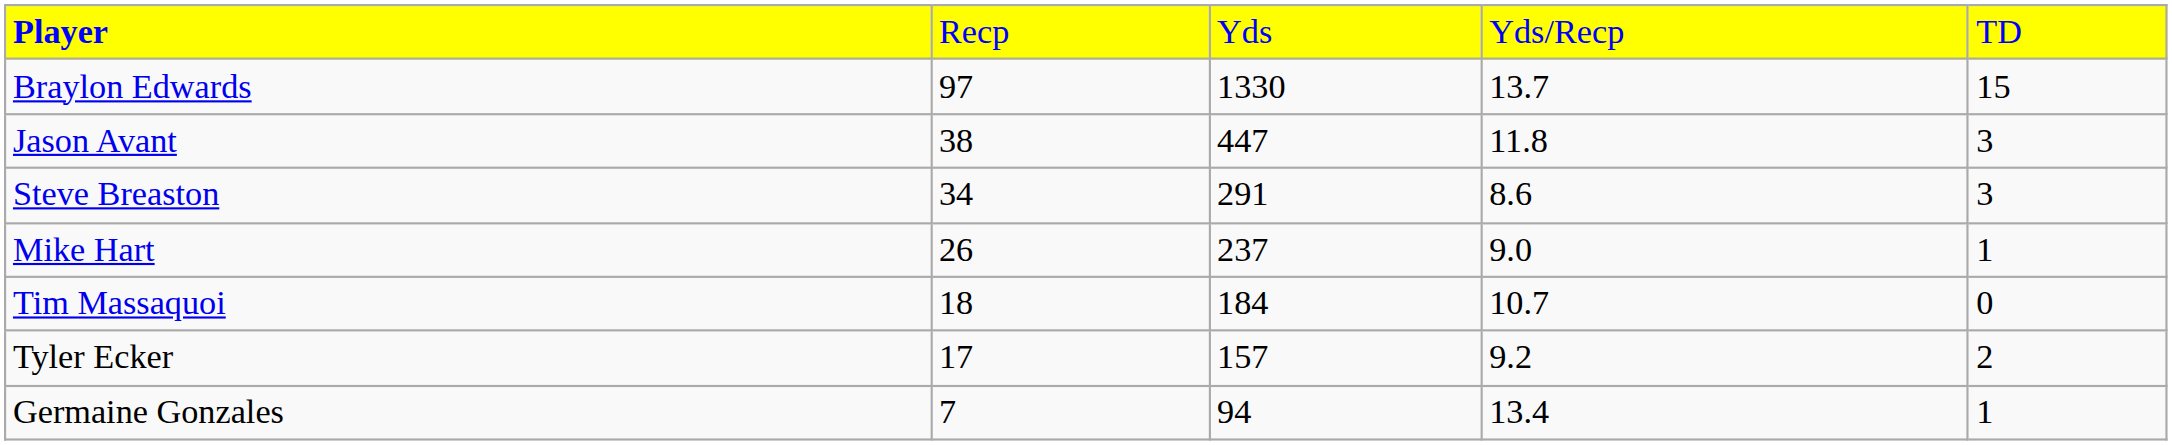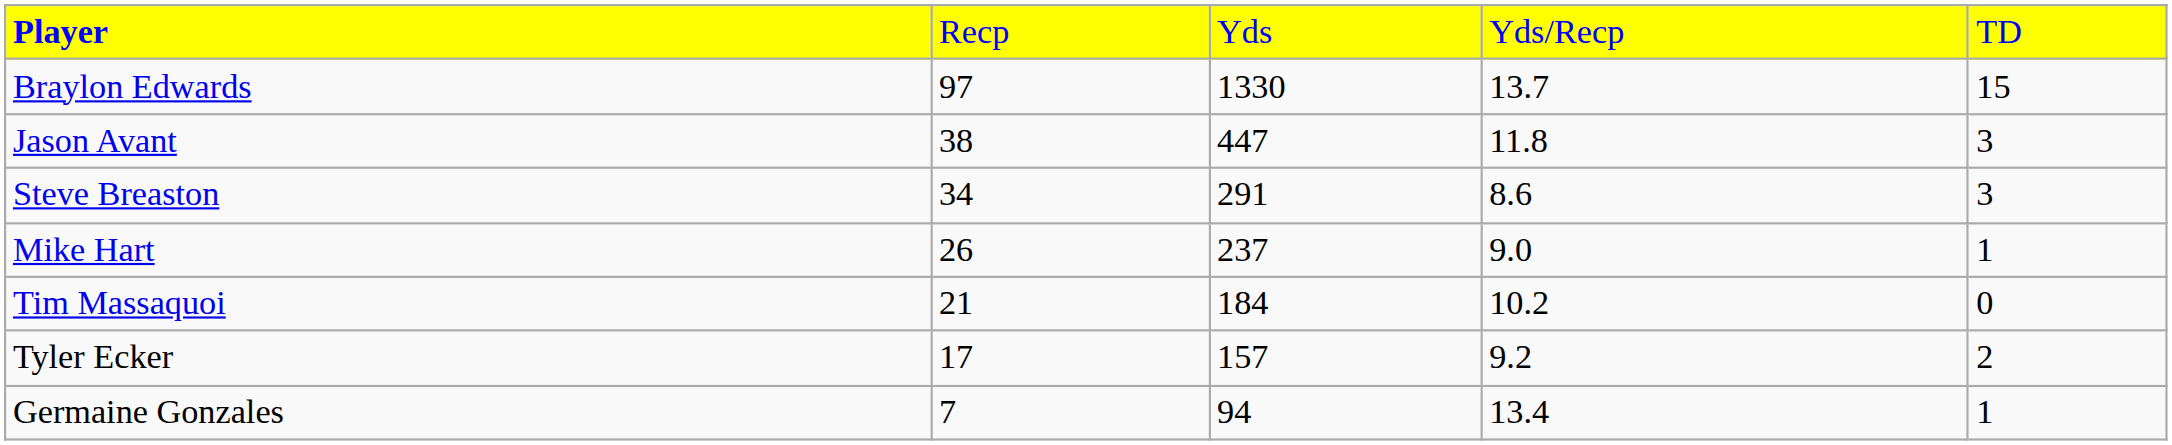(956, 303) 18 -> (956, 303) 21
(1519, 303) 10.7 -> (1519, 303) 10.2
